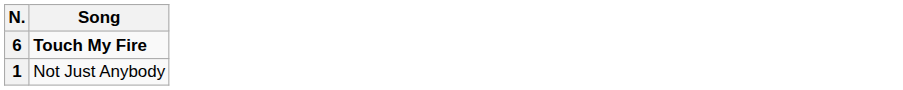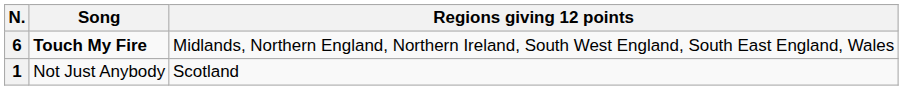+ column: (534, 17)
